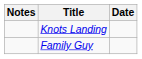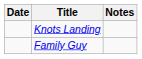columns swapped: (123, 12) <-> (21, 12)
